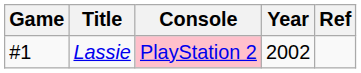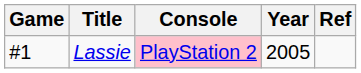(288, 51) 2002 -> (288, 51) 2005
